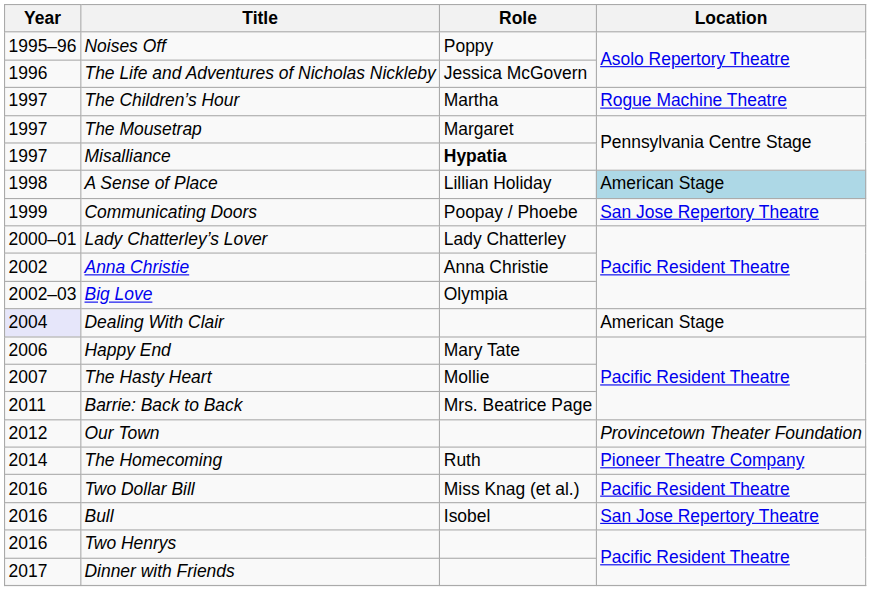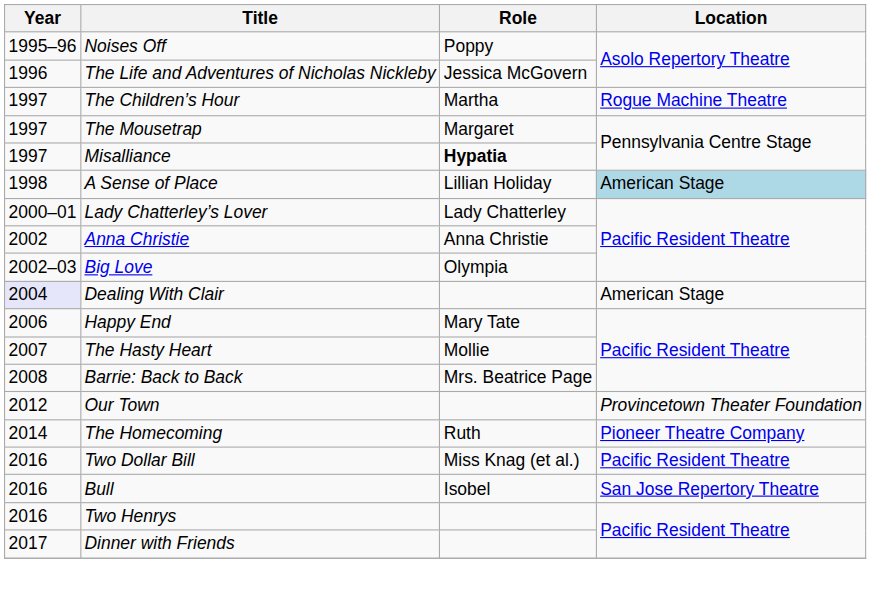- row: (171, 211)
(27, 405) 2011 -> (28, 377) 2008
